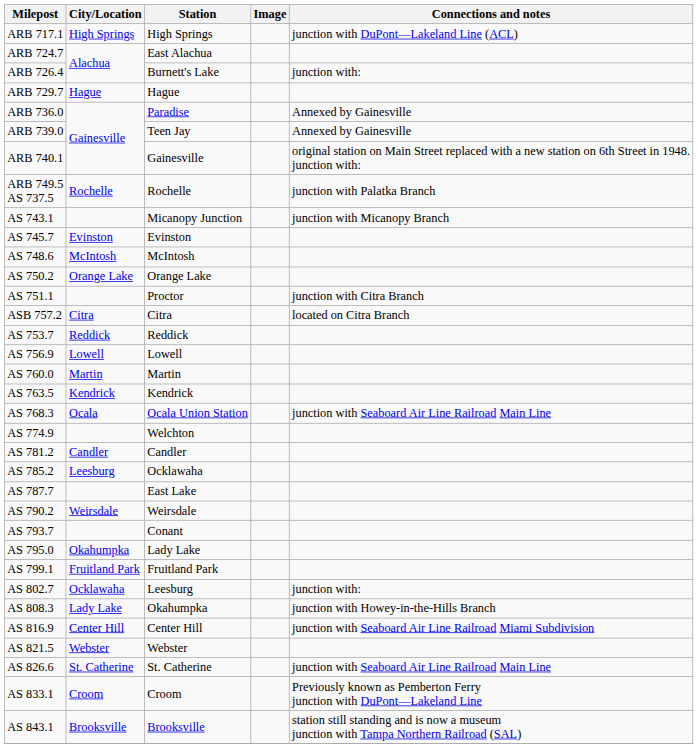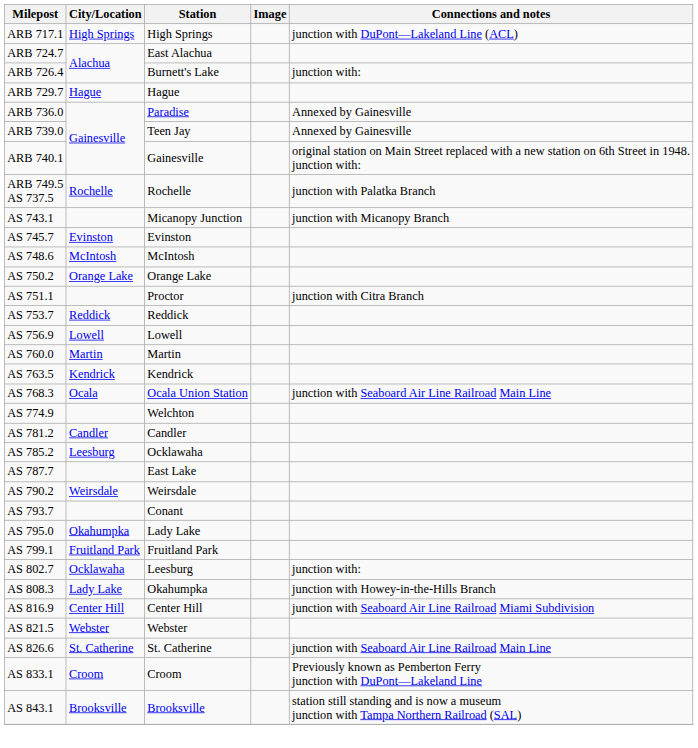- row: (35, 315)
